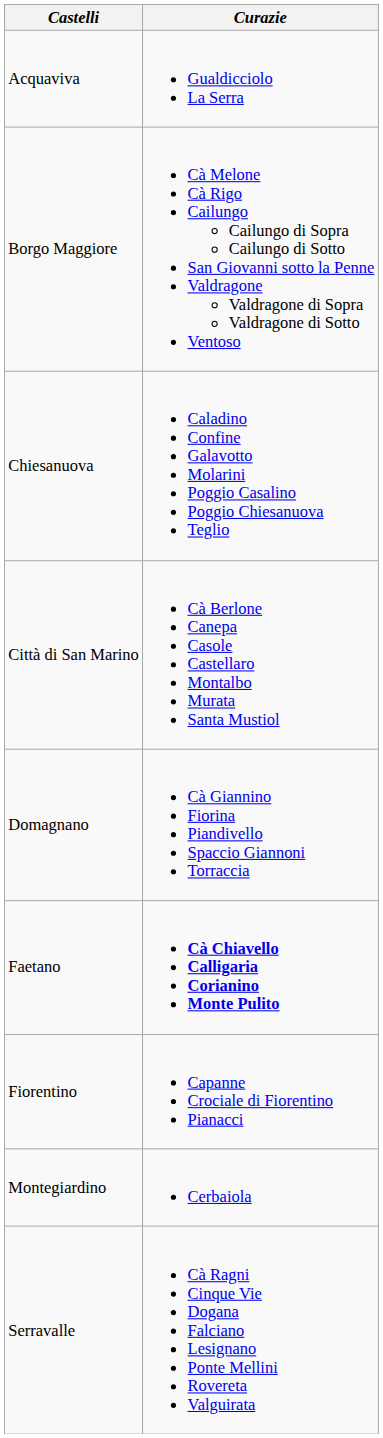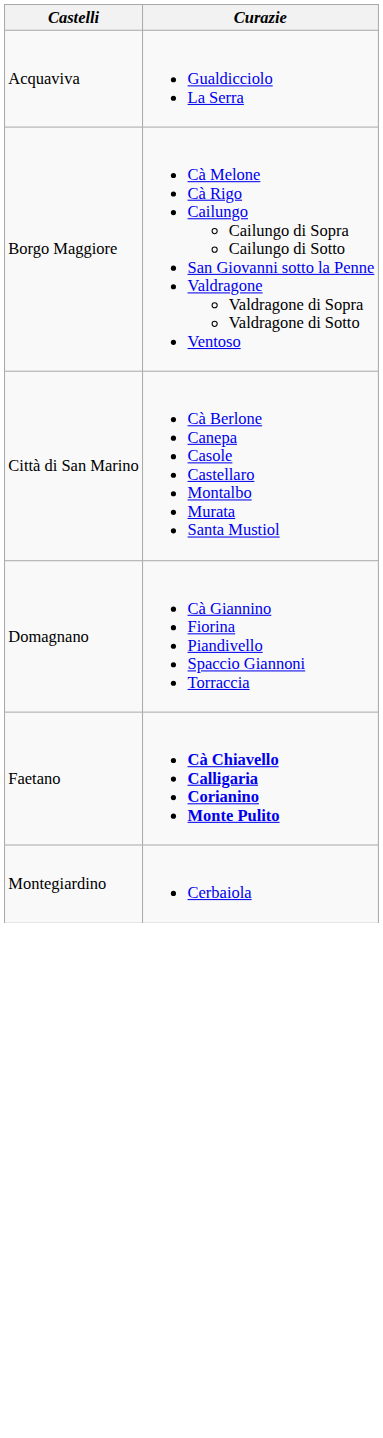- row: (51, 465)
- row: (43, 1091)
- row: (42, 1330)
